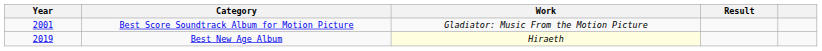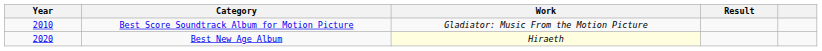(43, 25) 2001 -> (43, 25) 2010
(43, 39) 2019 -> (43, 39) 2020
